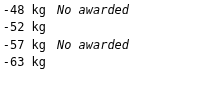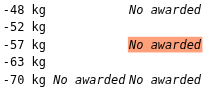(93, 45) no background -> (165, 45) lightsalmon background
+ row: (24, 80)
